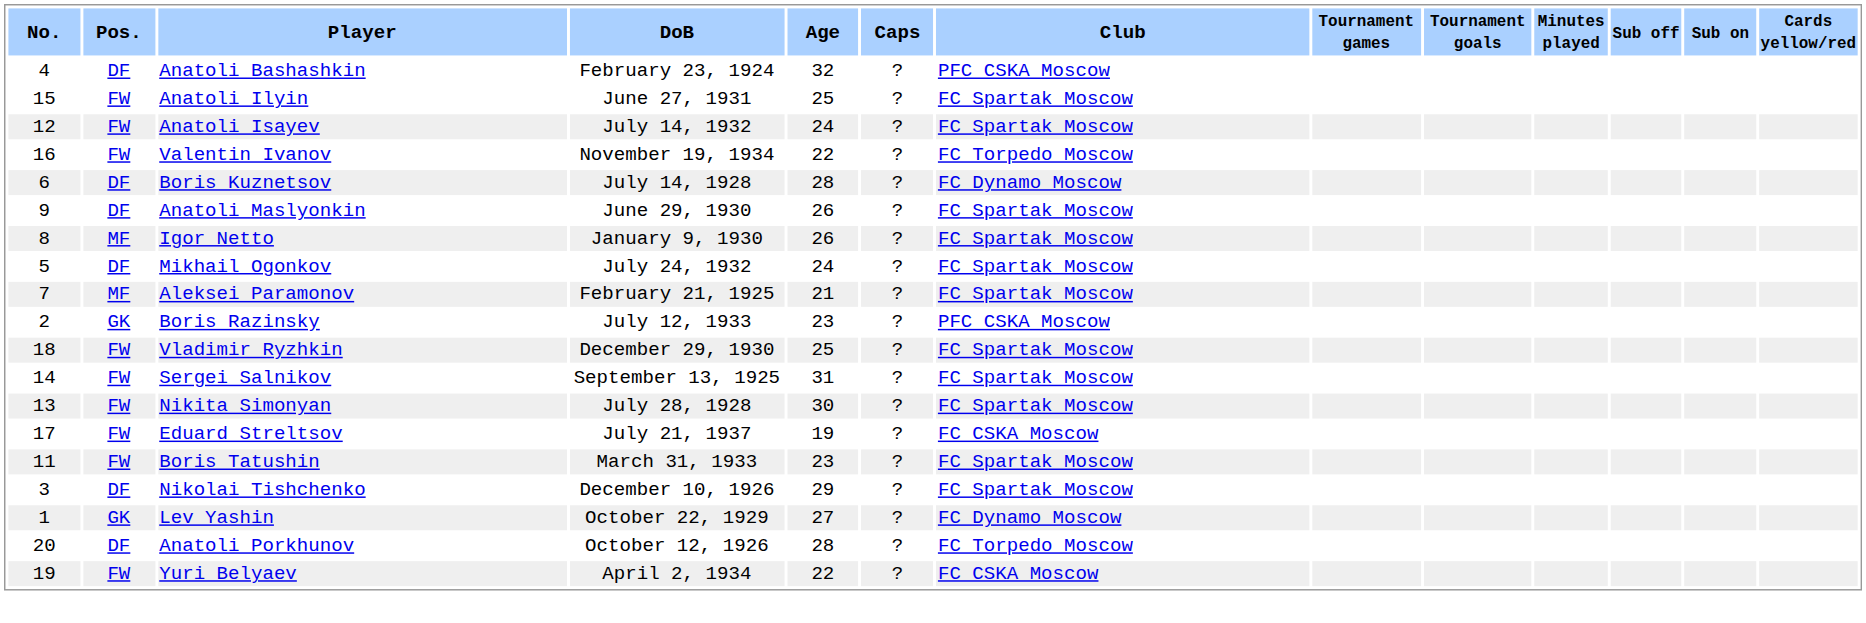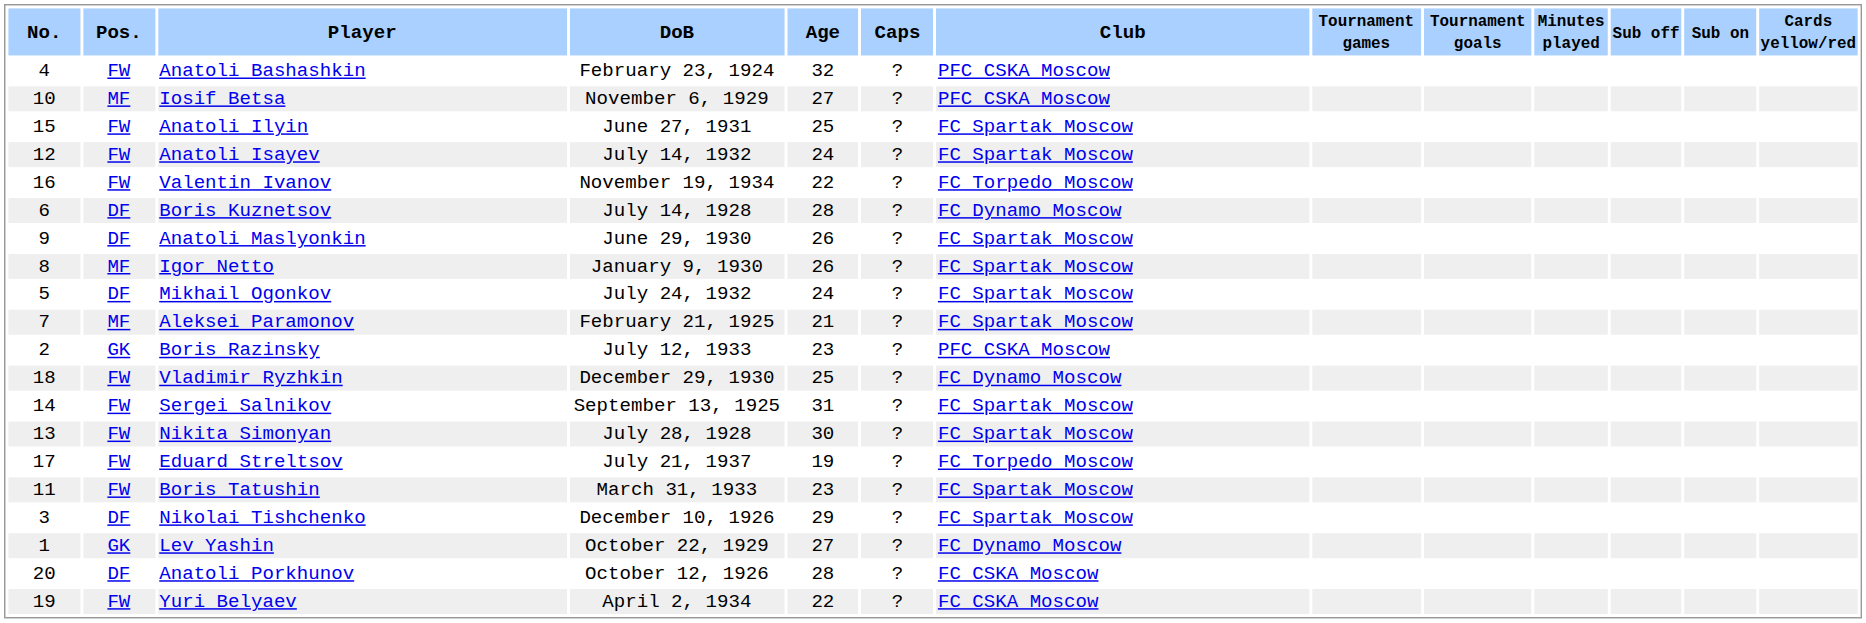(119, 71) DF -> (119, 71) FW
+ row: (222, 99)
(1035, 350) FC Spartak Moscow -> (1030, 378) FC Dynamo Moscow
(1018, 434) FC CSKA Moscow -> (1035, 462) FC Torpedo Moscow
(1035, 546) FC Torpedo Moscow -> (1018, 574) FC CSKA Moscow
